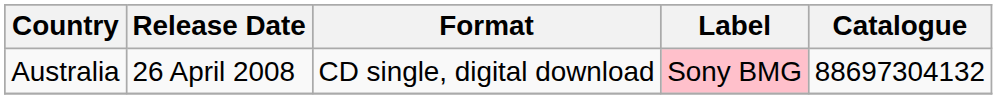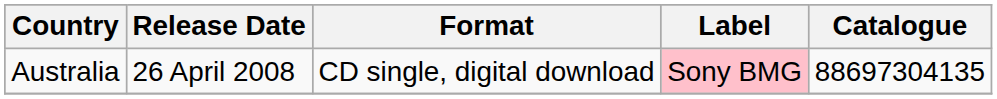(900, 70) 88697304132 -> (900, 70) 88697304135
